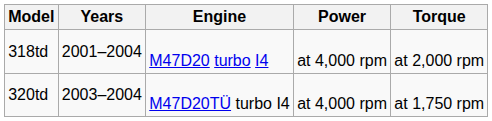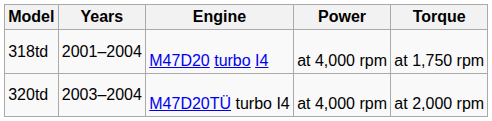(439, 60) at 2,000 rpm -> (439, 60) at 1,750 rpm
(439, 103) at 1,750 rpm -> (439, 103) at 2,000 rpm
